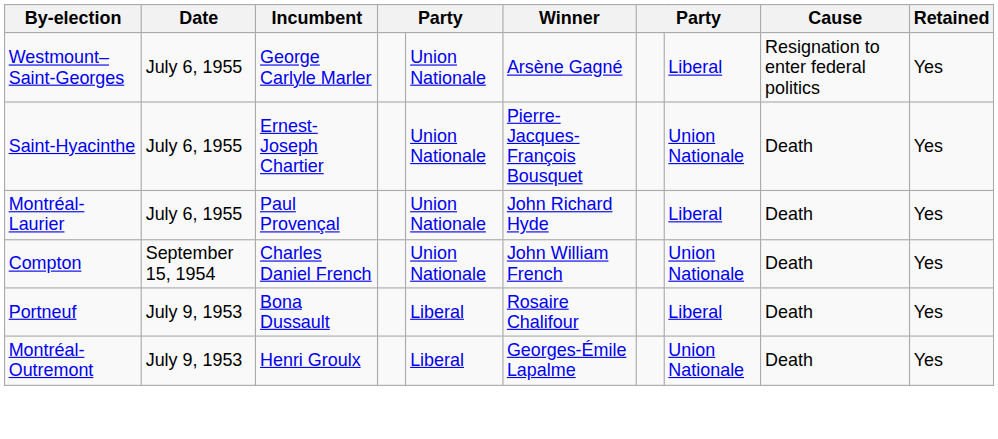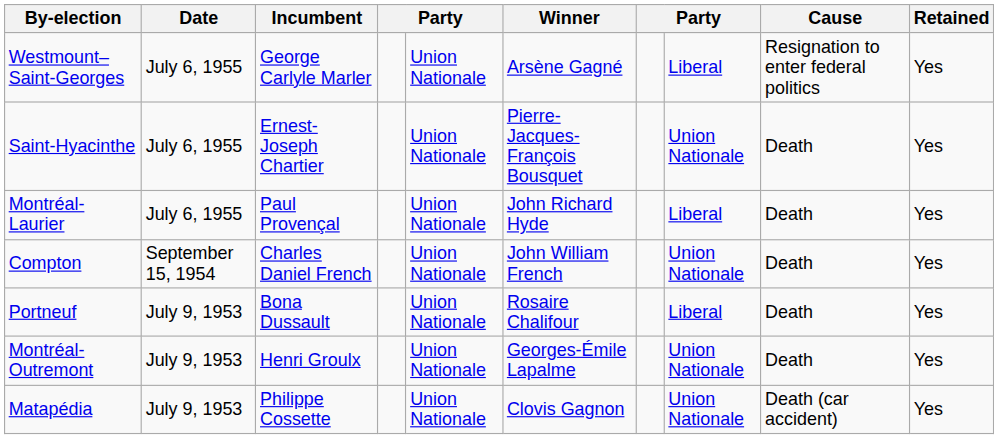(437, 312) Liberal -> (448, 312) Union Nationale
(437, 360) Liberal -> (448, 360) Union Nationale
+ row: (51, 409)
